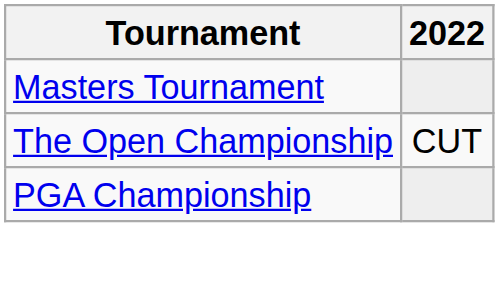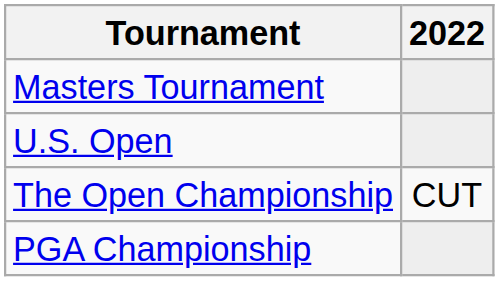+ row: (93, 141)
